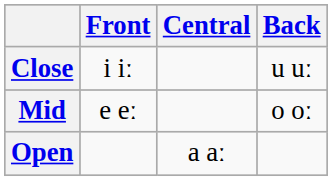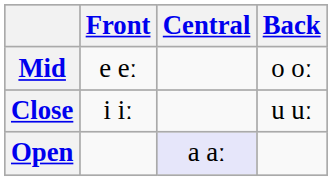rows swapped: (42, 68) <-> (42, 110)
(207, 152) no background -> (207, 152) lavender background
